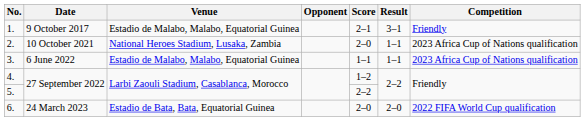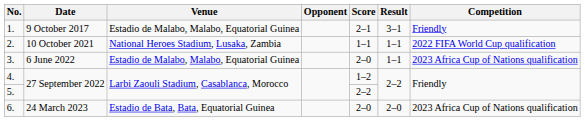(364, 44) 2–0 -> (364, 44) 1–1
(495, 44) 2023 Africa Cup of Nations qualification -> (484, 44) 2022 FIFA World Cup qualification
(364, 60) 1–1 -> (364, 60) 2–0
(484, 108) 2022 FIFA World Cup qualification -> (495, 108) 2023 Africa Cup of Nations qualification
